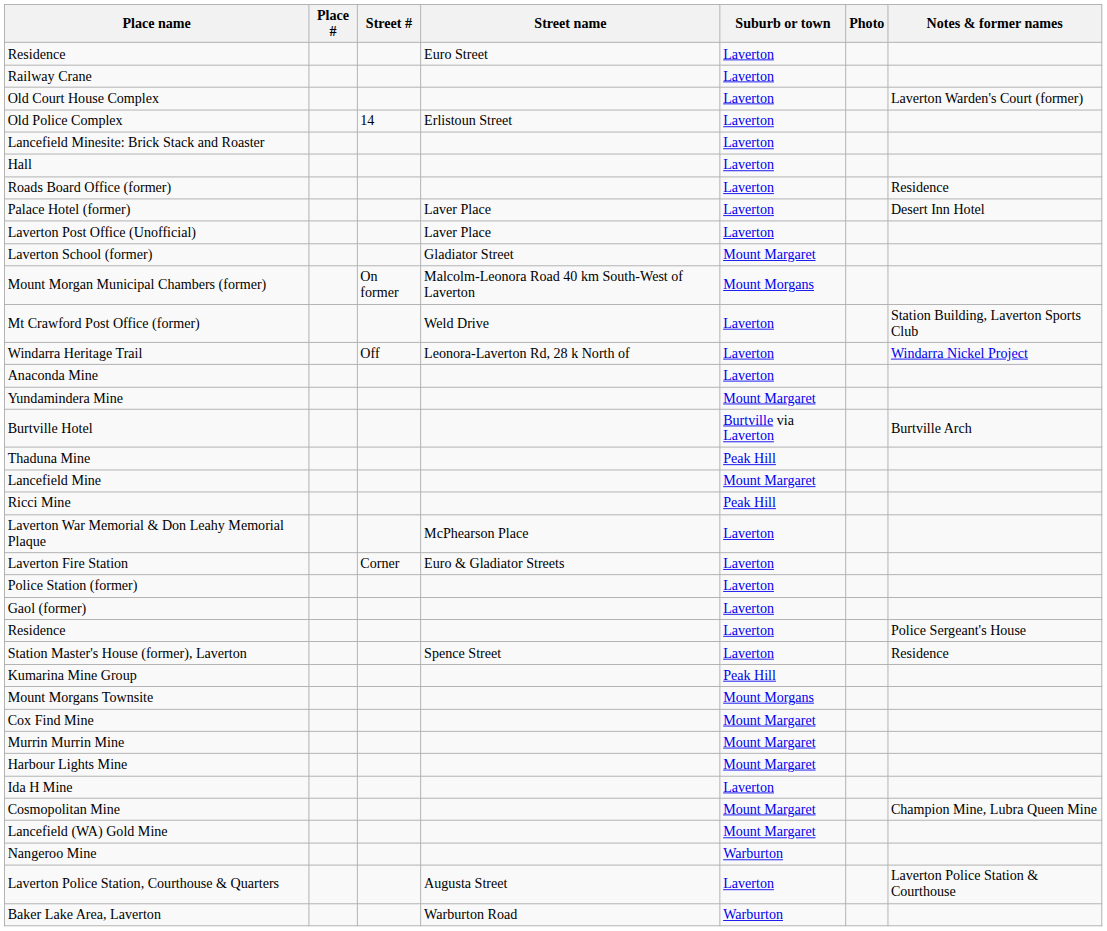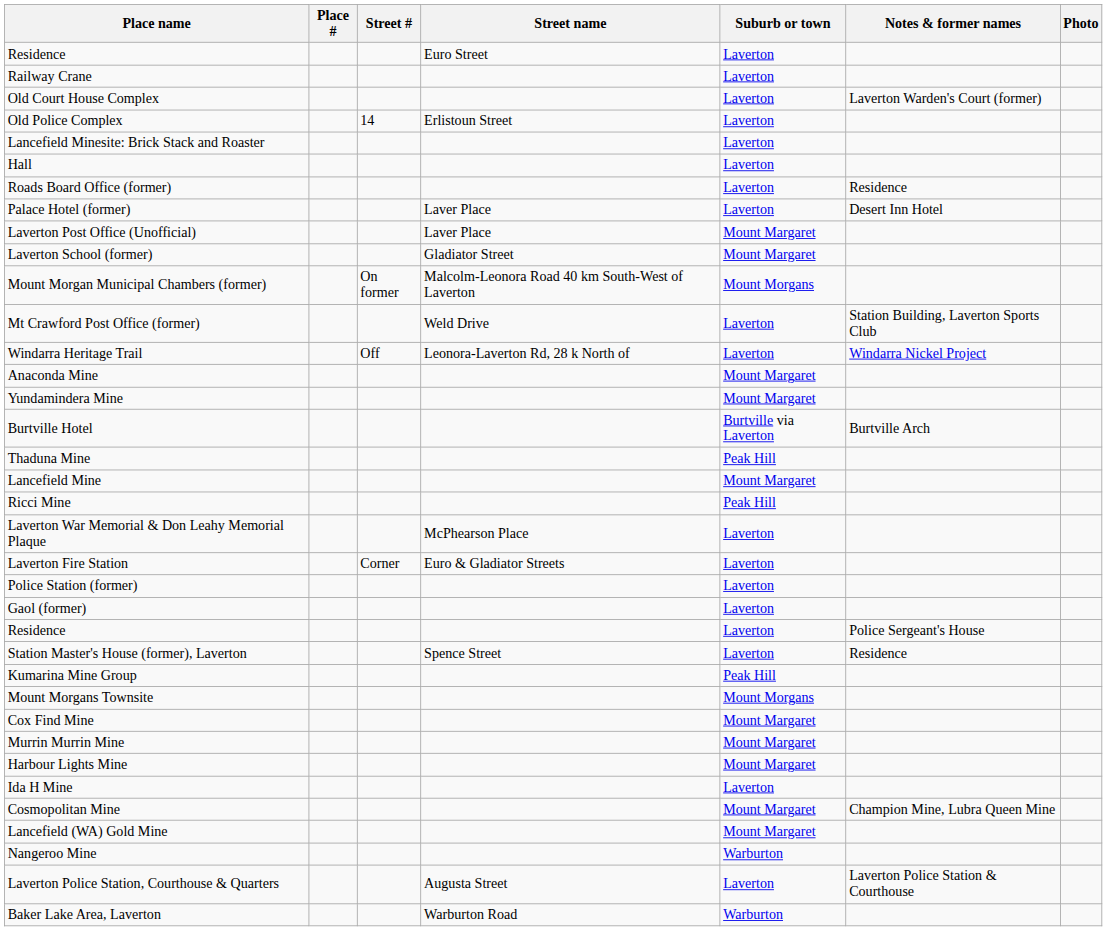columns swapped: (995, 23) <-> (867, 23)
(749, 232) Laverton -> (769, 232) Mount Margaret
(749, 375) Laverton -> (769, 375) Mount Margaret
